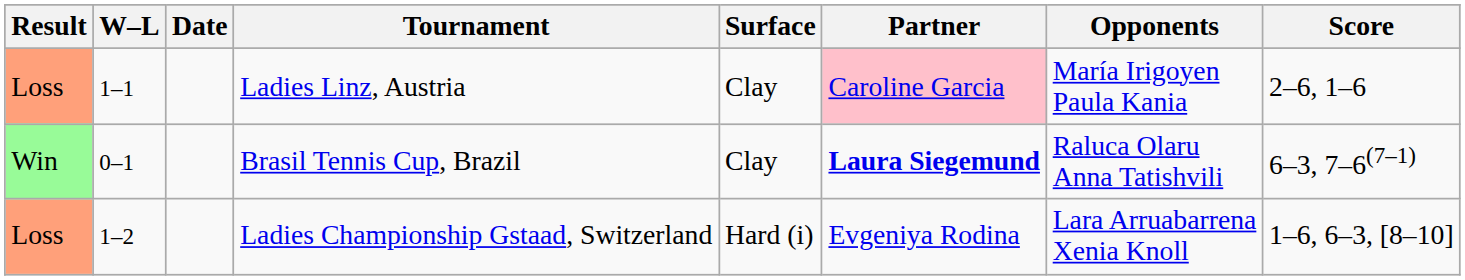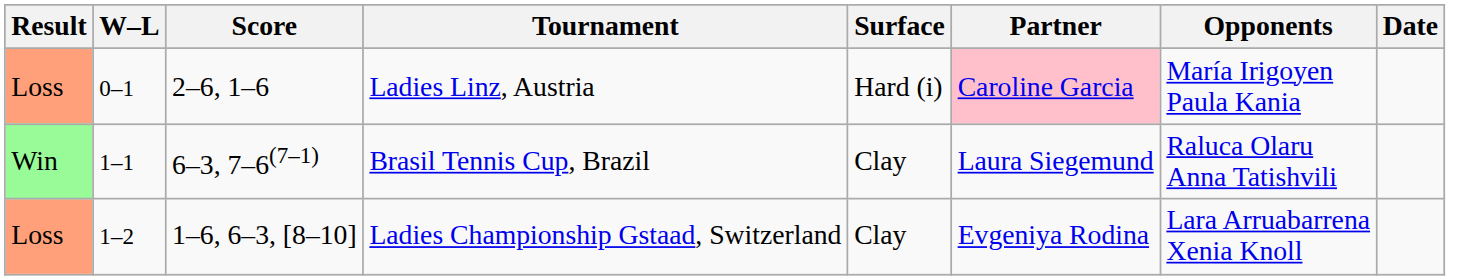columns swapped: (200, 26) <-> (1361, 26)
(117, 87) 1–1 -> (117, 87) 0–1
(751, 85) Clay -> (898, 85) Hard (i)
(117, 162) 0–1 -> (117, 162) 1–1
(934, 160) bold -> (1056, 160) normal
(769, 235) Hard (i) -> (880, 235) Clay
